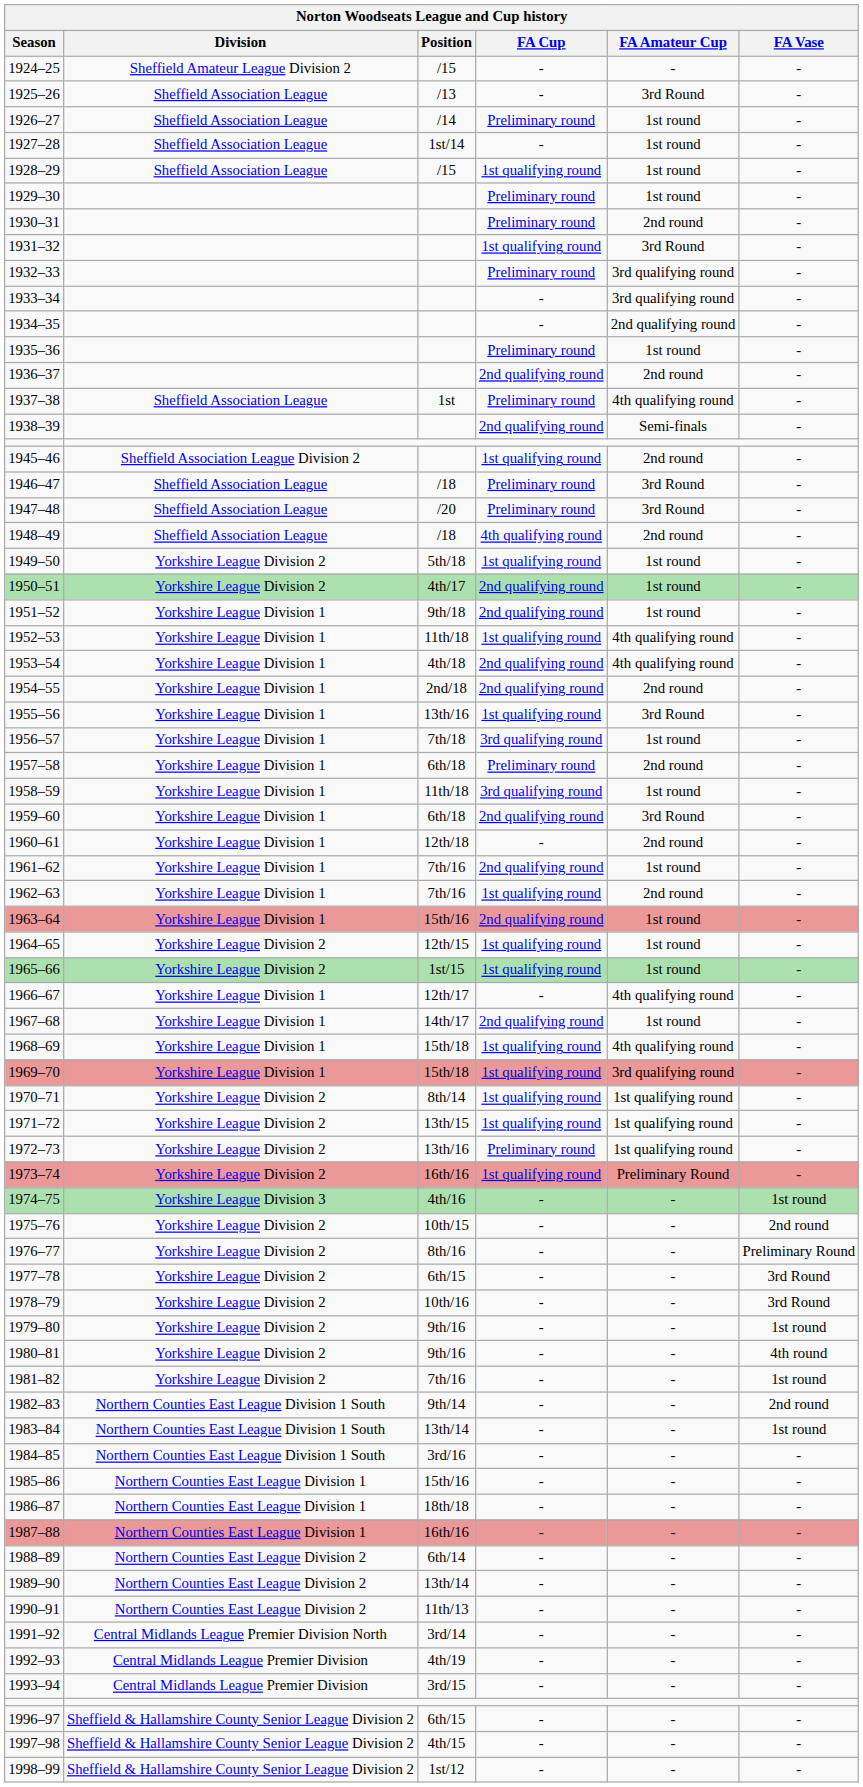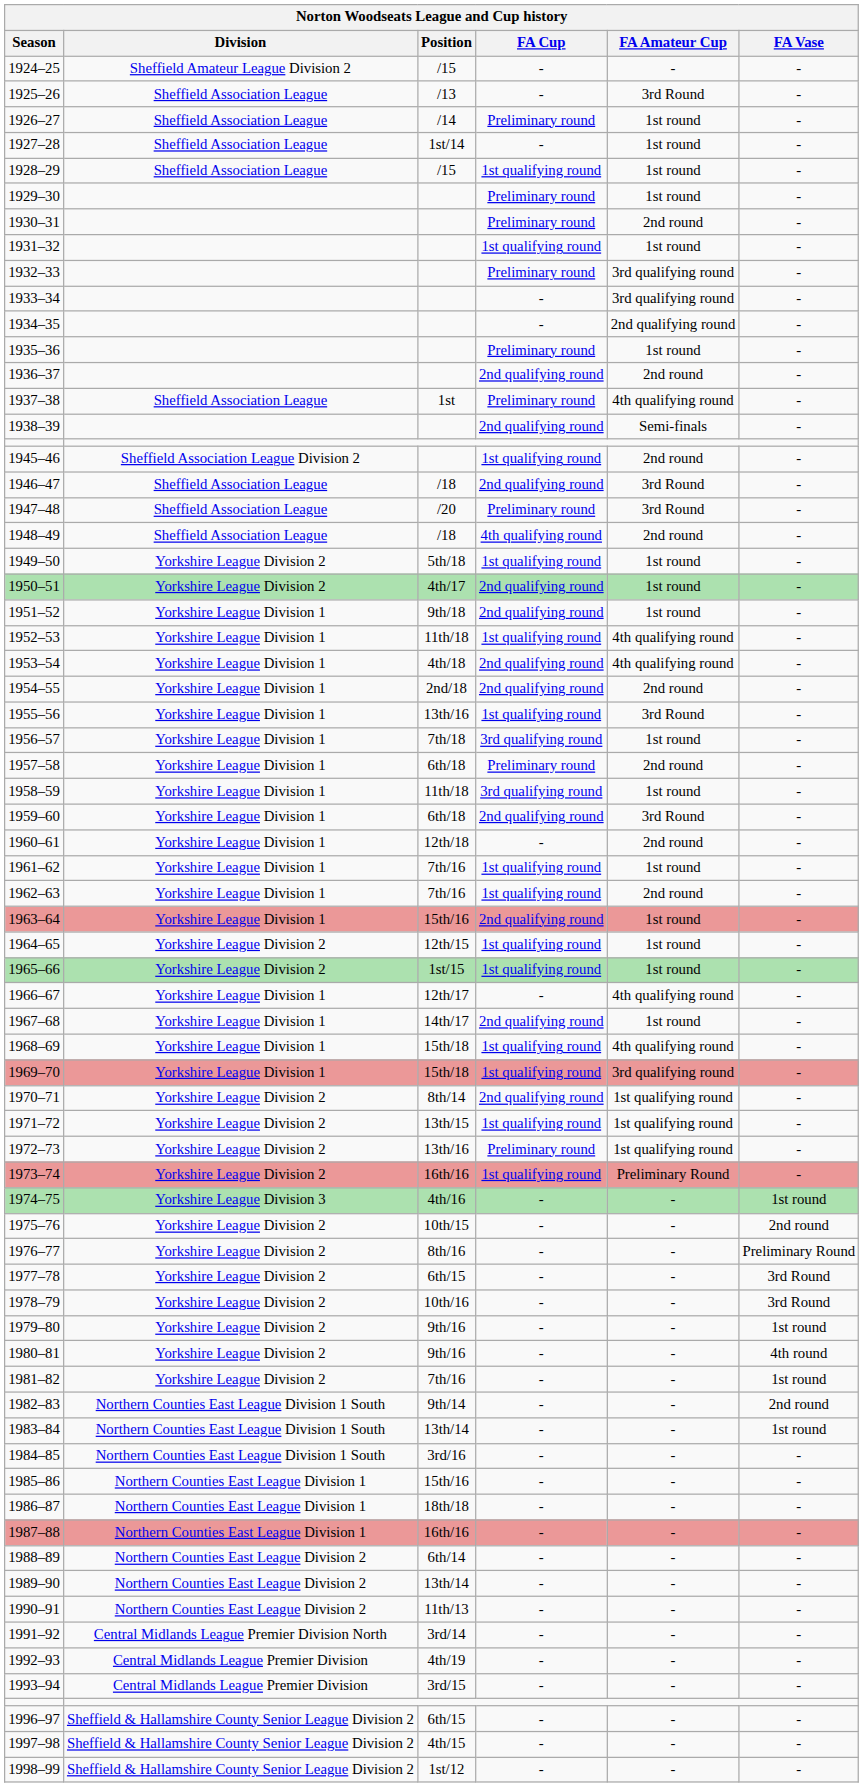(673, 247) 3rd Round -> (673, 247) 1st round
(541, 484) Preliminary round -> (541, 484) 2nd qualifying round
(541, 867) 2nd qualifying round -> (541, 867) 1st qualifying round
(541, 1097) 1st qualifying round -> (541, 1097) 2nd qualifying round
